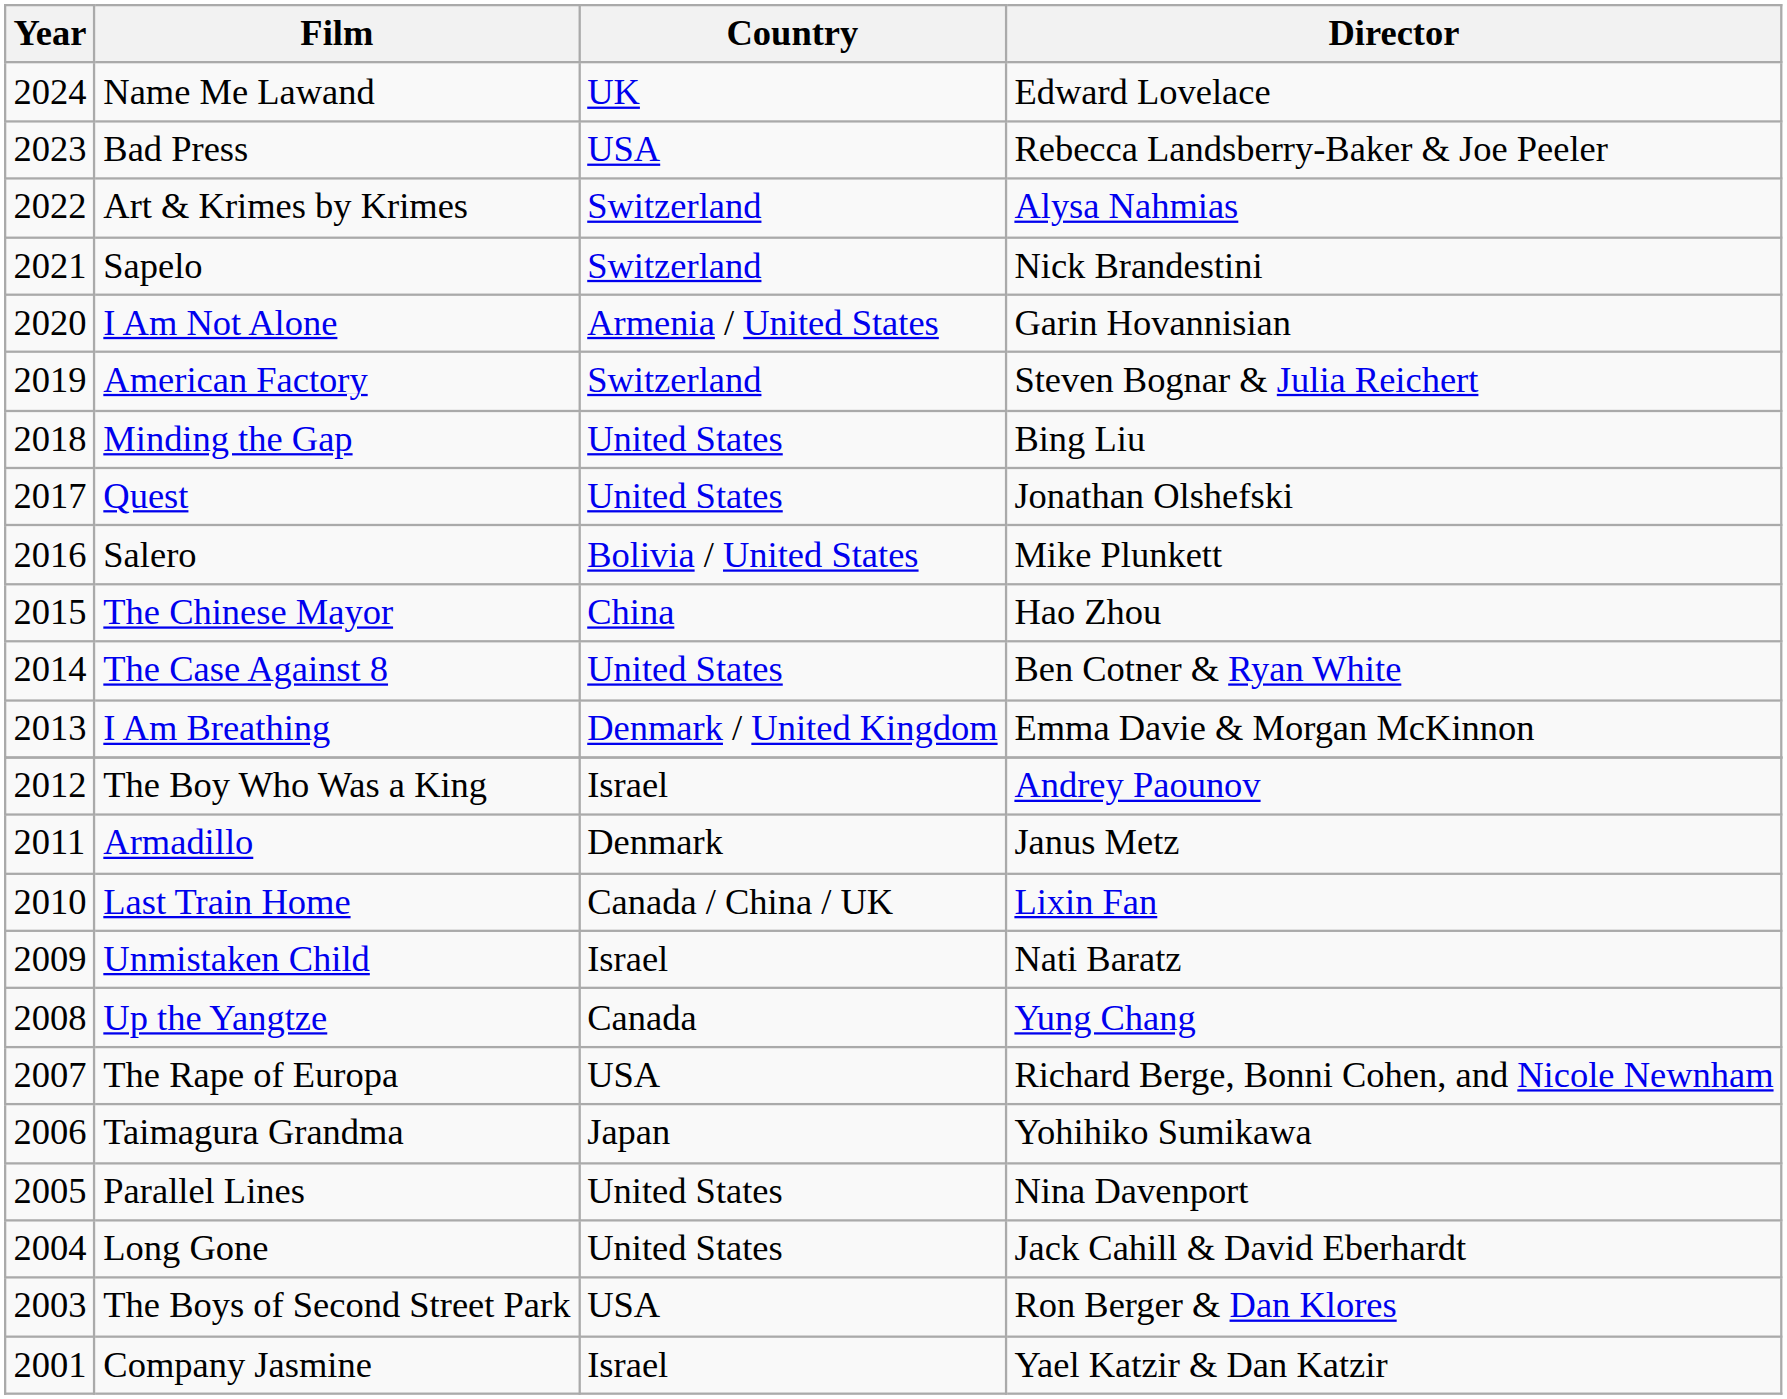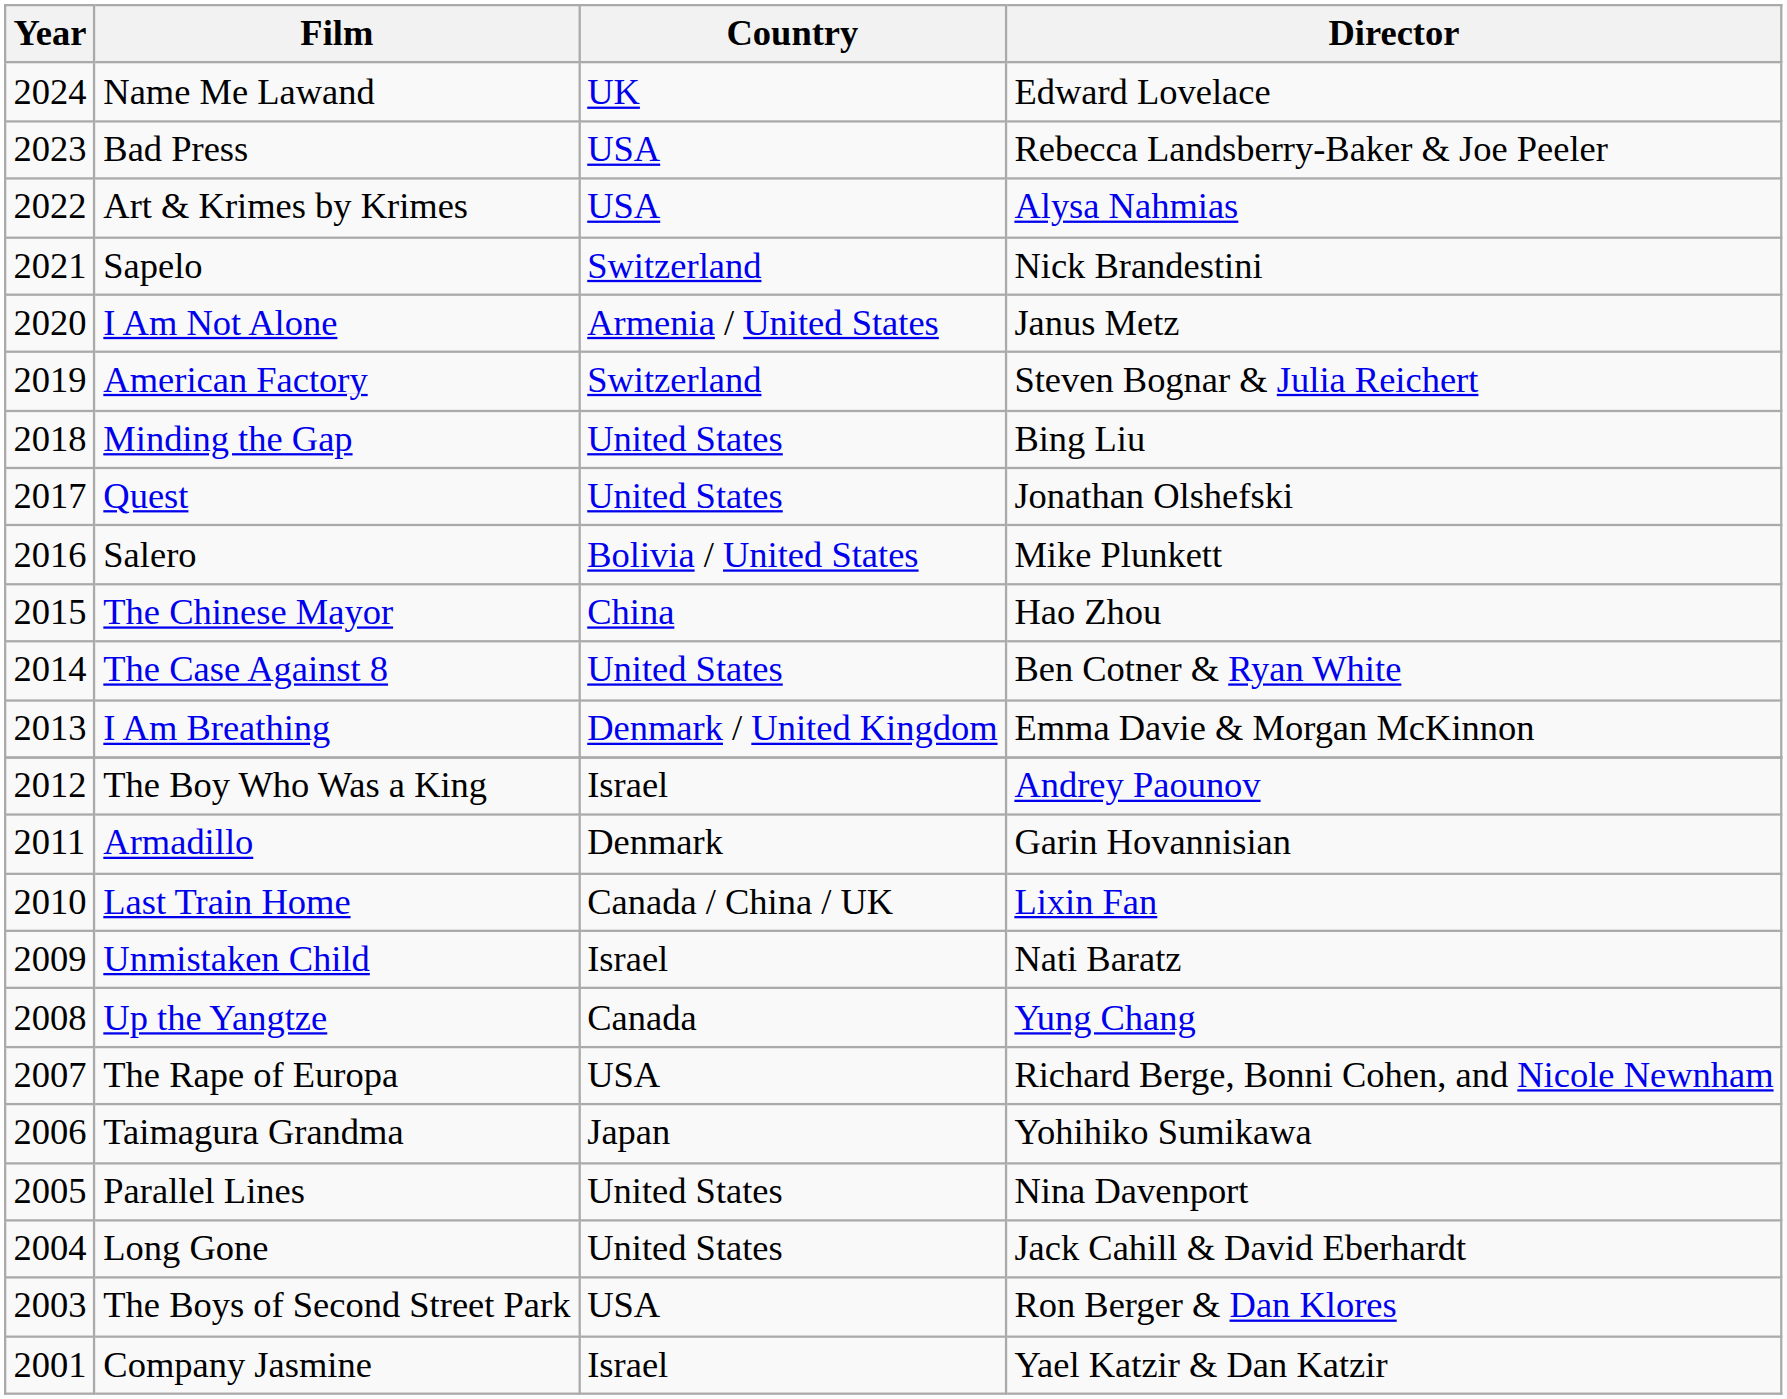(674, 206) Switzerland -> (624, 206) USA
(1153, 322) Garin Hovannisian -> (1097, 322) Janus Metz
(1097, 843) Janus Metz -> (1153, 843) Garin Hovannisian
